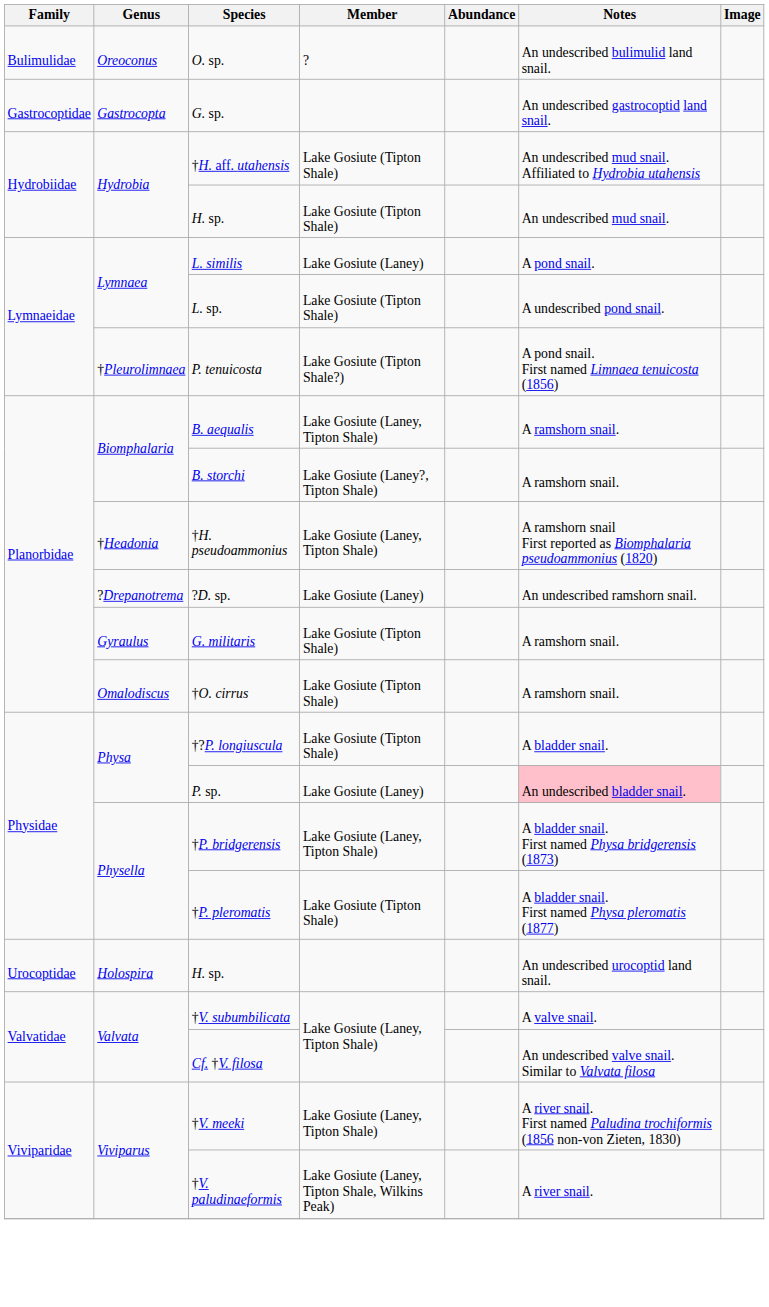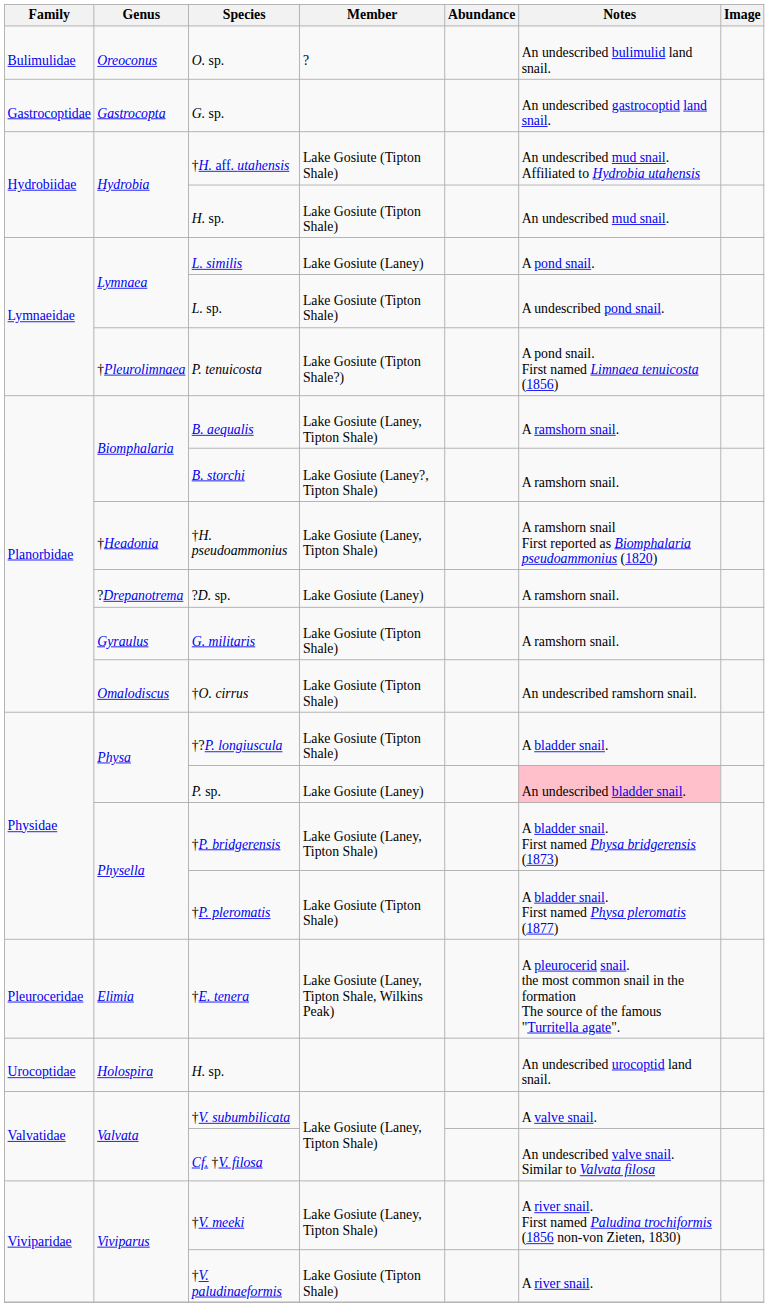(609, 596) An undescribed ramshorn snail. -> (570, 596) A ramshorn snail.
(570, 693) A ramshorn snail. -> (609, 693) An undescribed ramshorn snail.
+ row: (116, 996)
(363, 1192) Lake Gosiute (Laney, Tipton Shale, Wilkins Peak) -> (362, 1283) Lake Gosiute (Tipton Shale)
